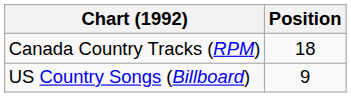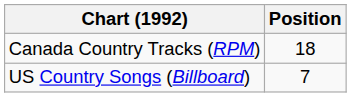(305, 77) 9 -> (305, 77) 7
